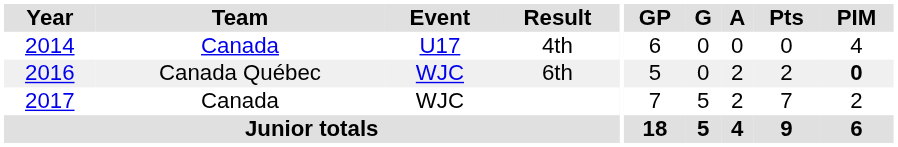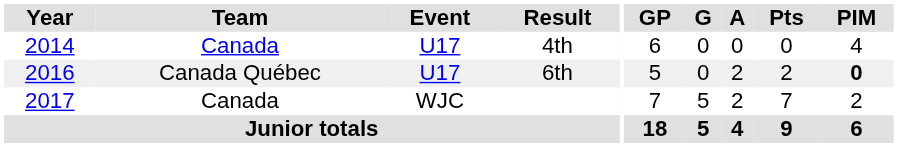(440, 73) WJC -> (440, 73) U17
